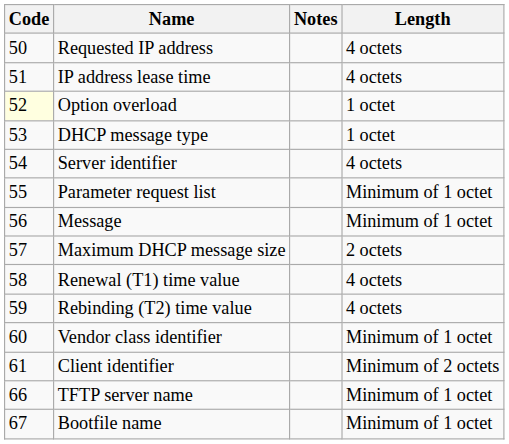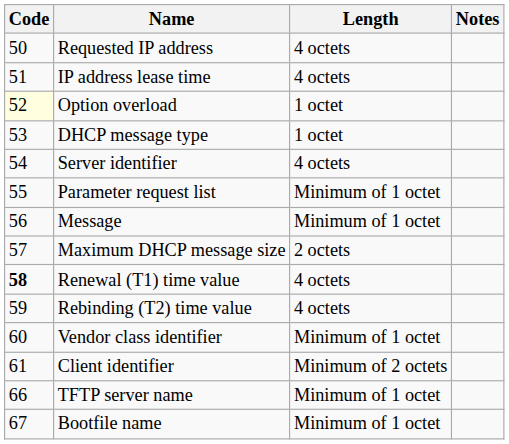columns swapped: (423, 18) <-> (316, 18)
(18, 279) normal -> (18, 279) bold
